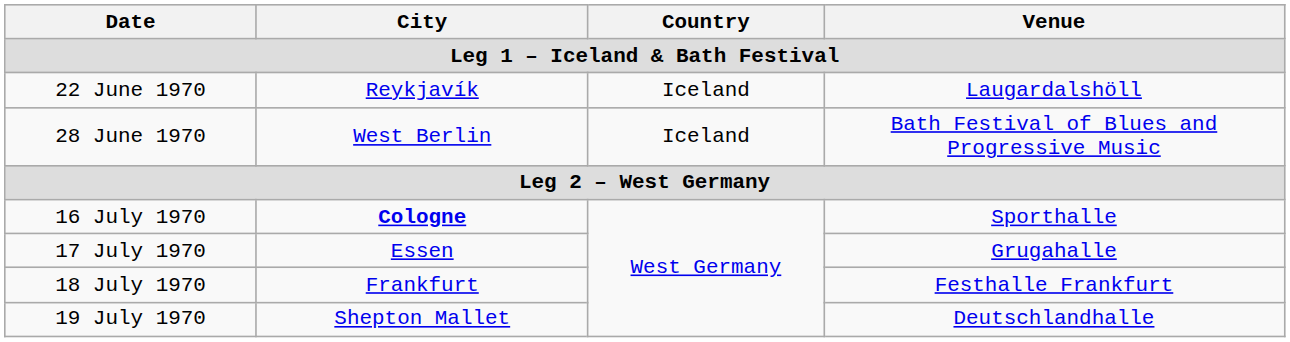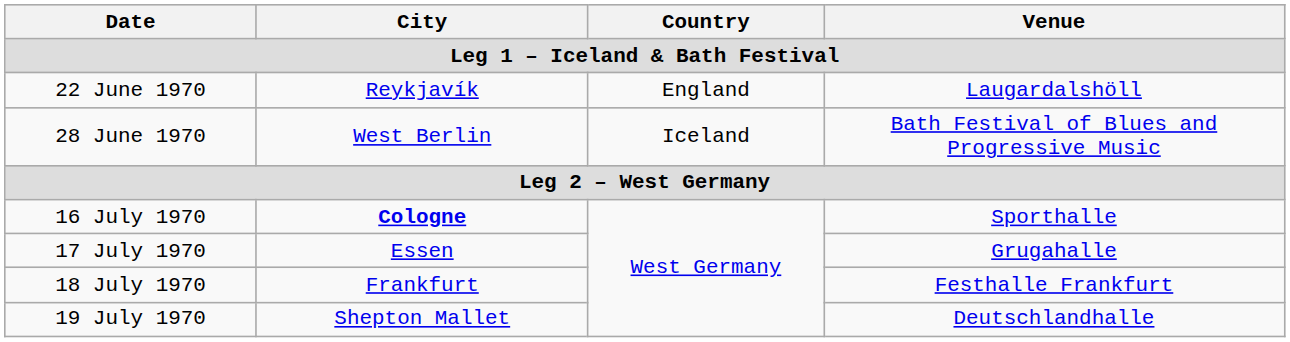(706, 90) Iceland -> (706, 90) England
